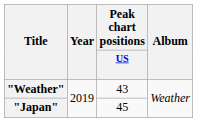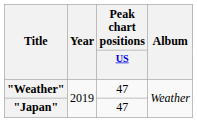(122, 88) 43 -> (122, 88) 47
(122, 107) 45 -> (122, 107) 47
